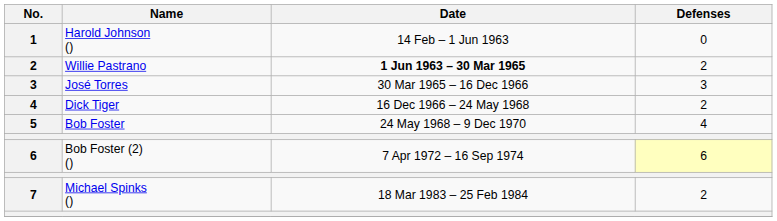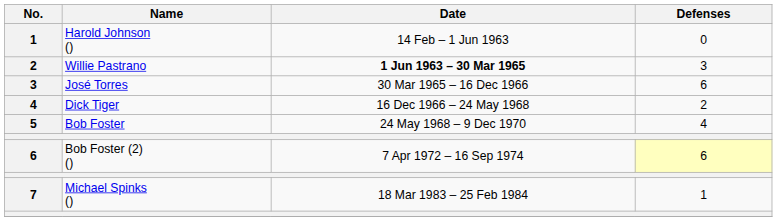(704, 66) 2 -> (704, 66) 3
(704, 85) 3 -> (704, 85) 6
(704, 194) 2 -> (704, 194) 1
